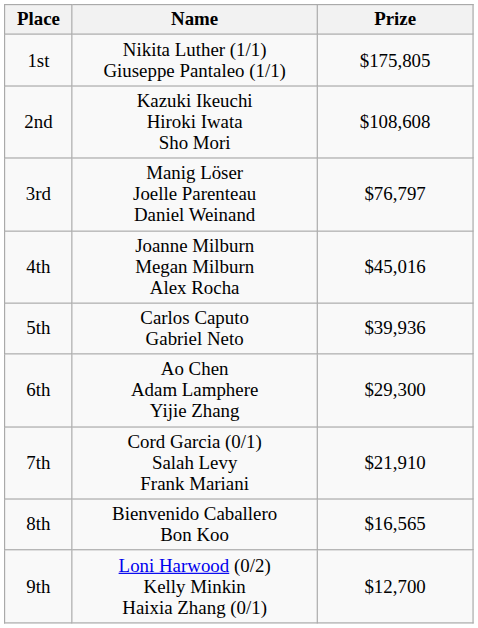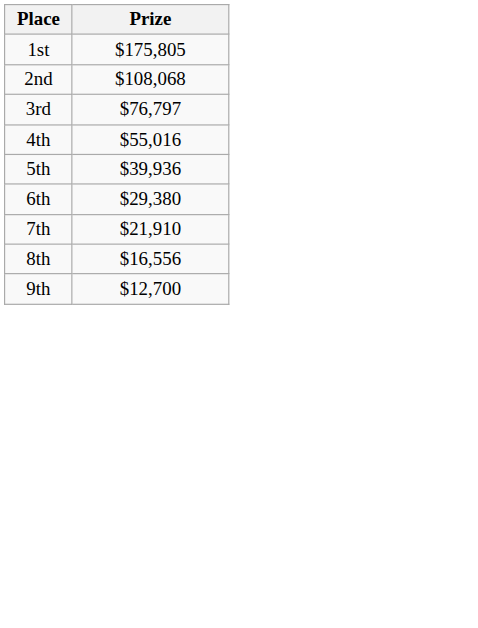- column: (195, 19)
(395, 121) $108,608 -> (150, 79) $108,068
(395, 266) $45,016 -> (150, 139) $55,016
(395, 390) $29,300 -> (150, 199) $29,380
(395, 524) $16,565 -> (150, 259) $16,556
